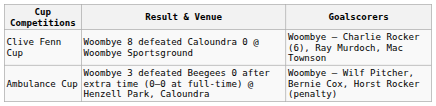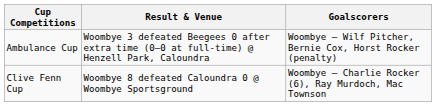rows swapped: (42, 83) <-> (34, 48)
